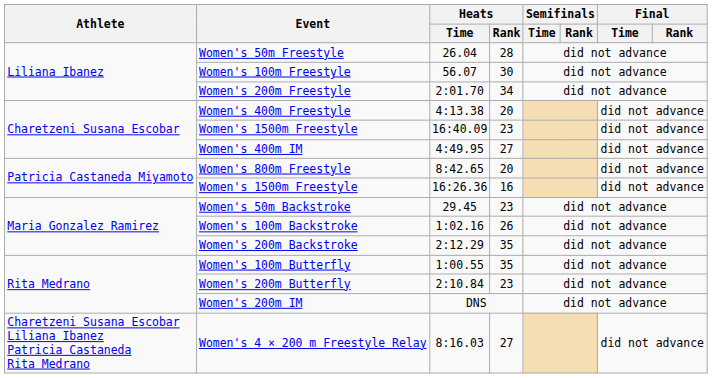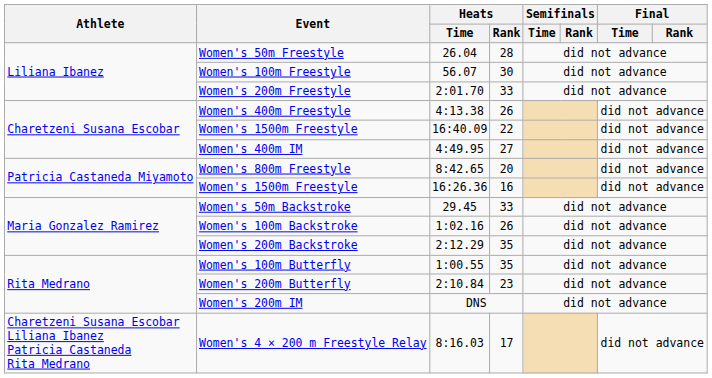(507, 91) 34 -> (507, 91) 33
(507, 110) 20 -> (507, 110) 26
(507, 129) 23 -> (507, 129) 22
(507, 206) 23 -> (507, 206) 33
(507, 343) 27 -> (507, 343) 17
